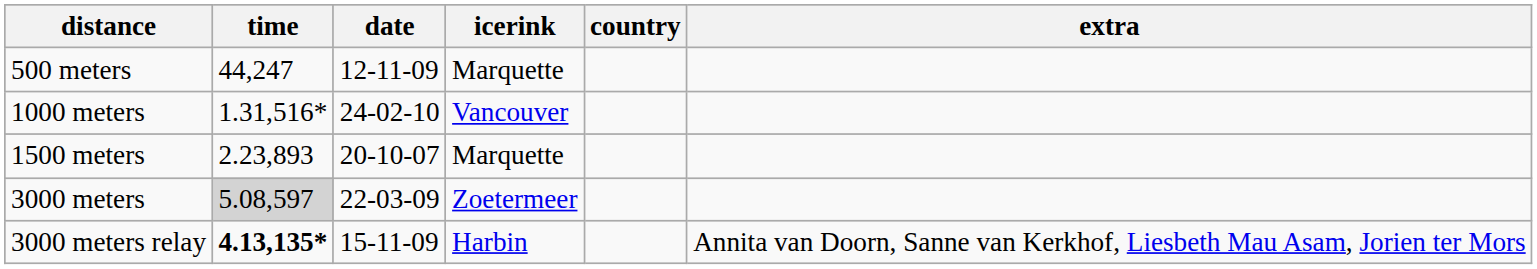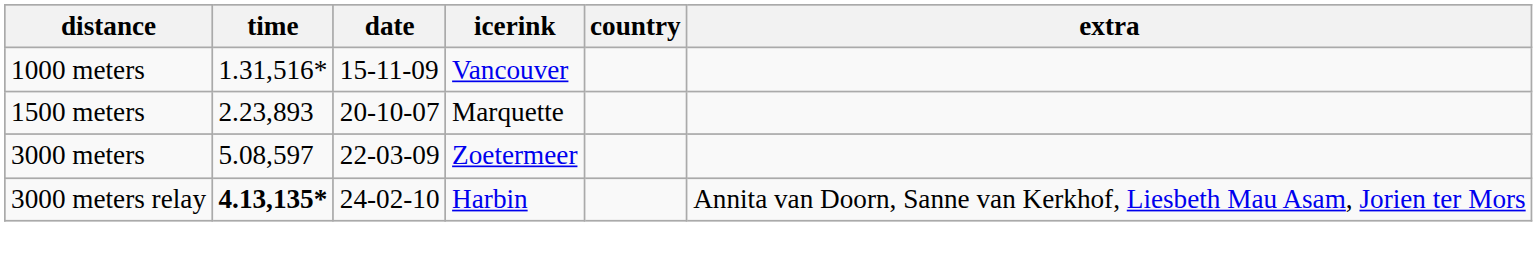- row: (71, 69)
(390, 112) 24-02-10 -> (389, 69) 15-11-09
(266, 198) lightgrey background -> (266, 155) no background
(389, 241) 15-11-09 -> (390, 198) 24-02-10
